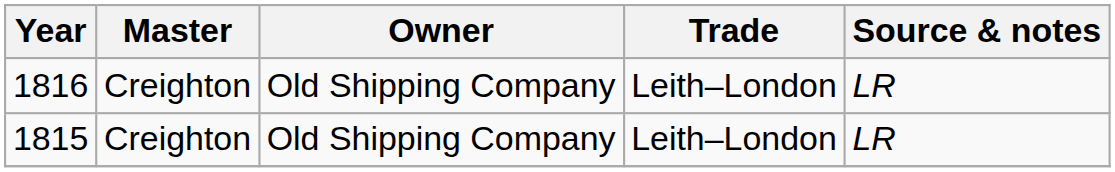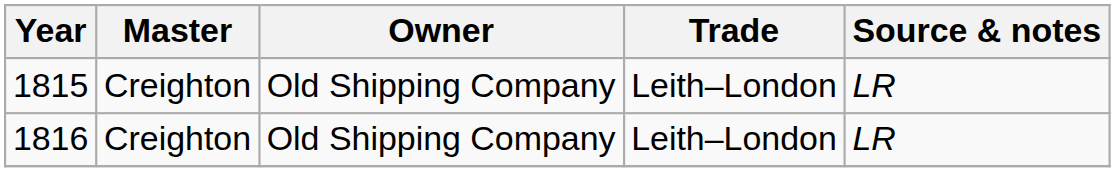rows swapped: (51, 138) <-> (51, 85)
